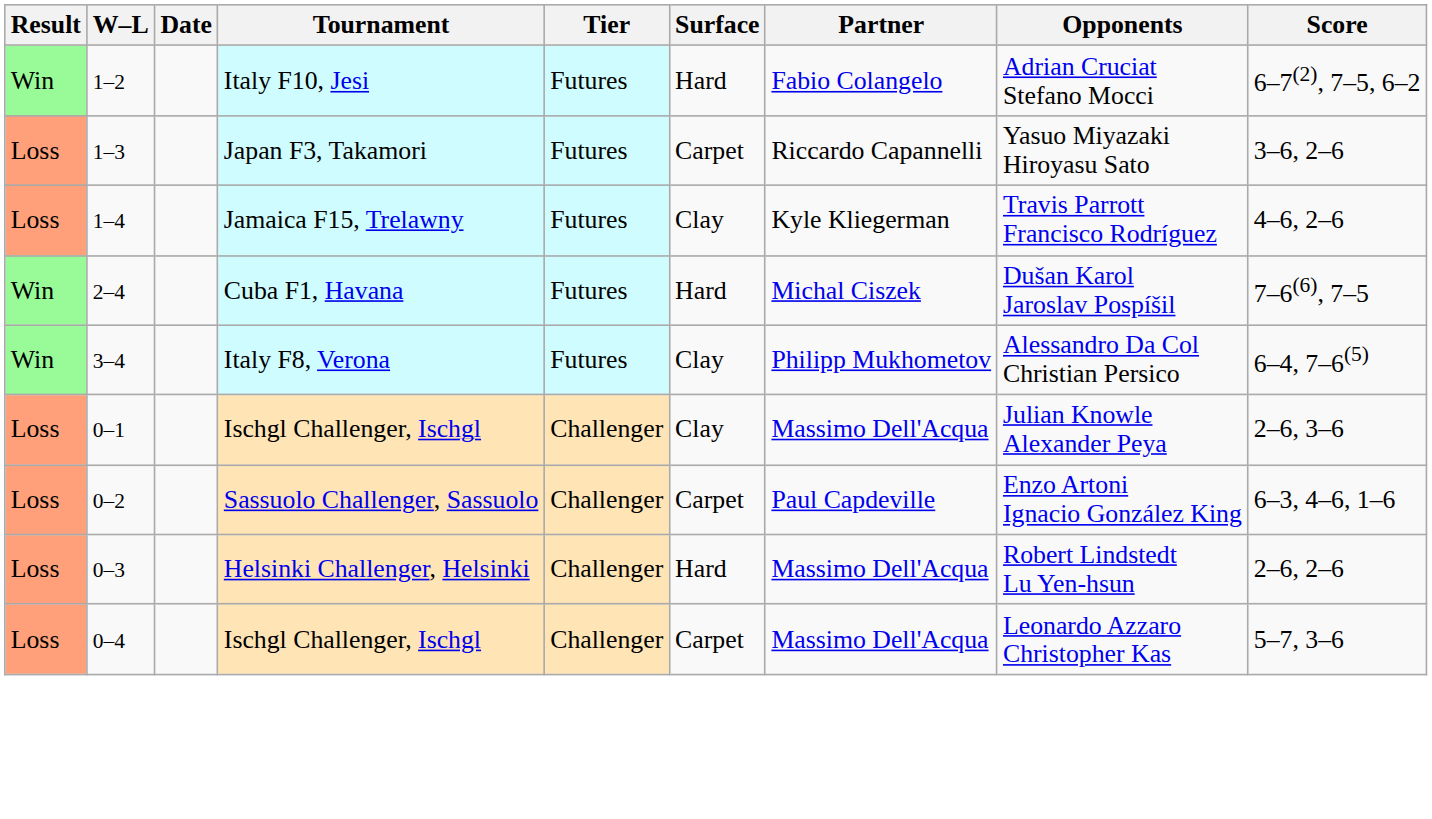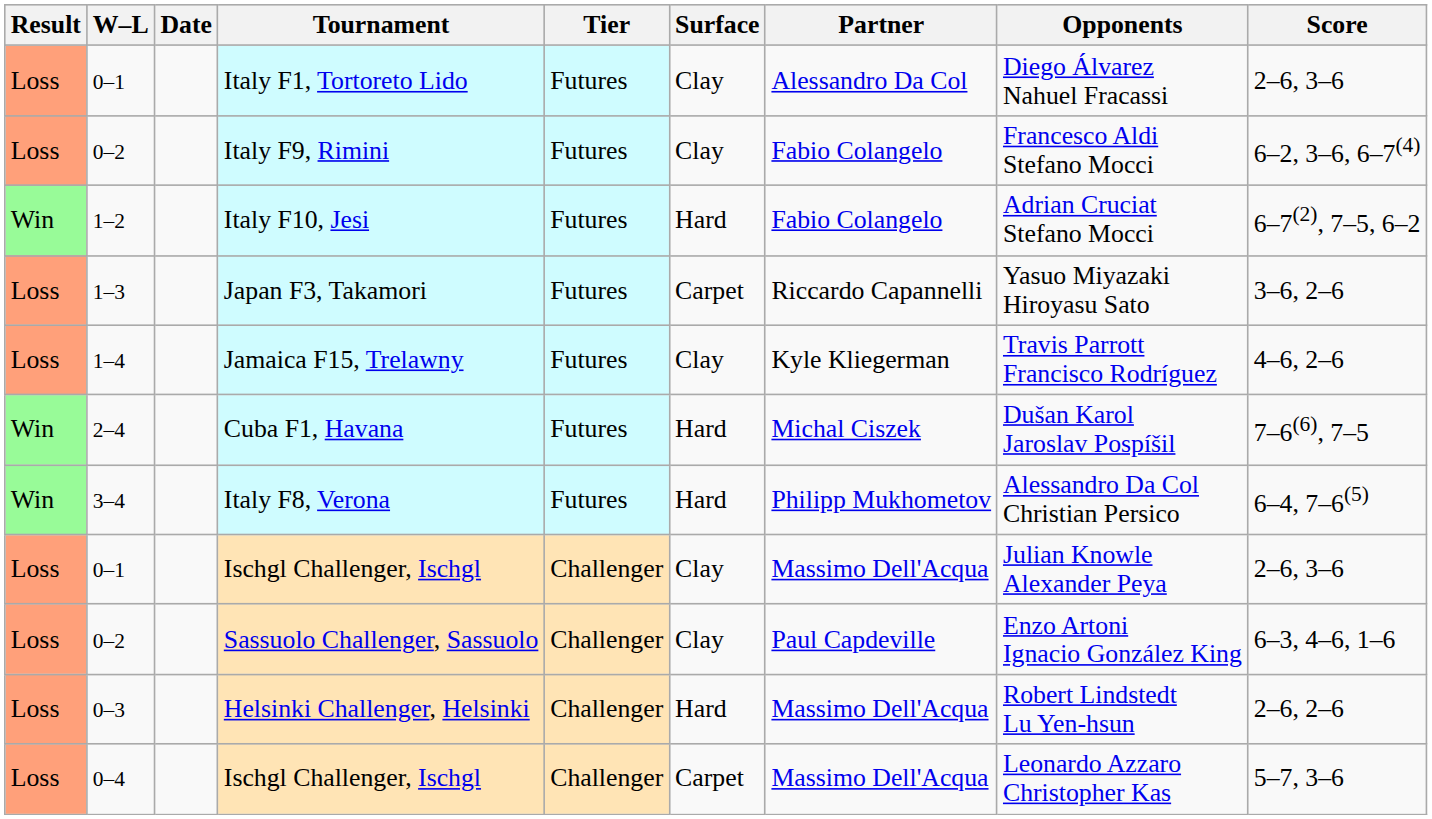+ row: (109, 81)
+ row: (109, 151)
(699, 359) Clay -> (701, 499) Hard
(709, 499) Carpet -> (699, 638) Clay
